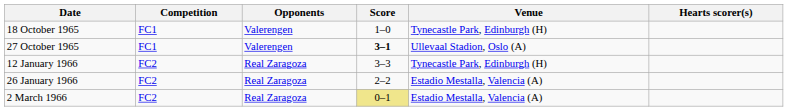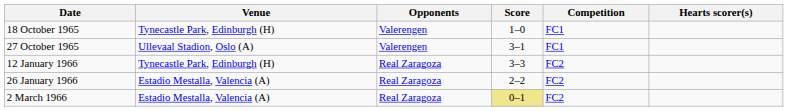columns swapped: (529, 13) <-> (189, 13)
(382, 47) bold -> (517, 47) normal
